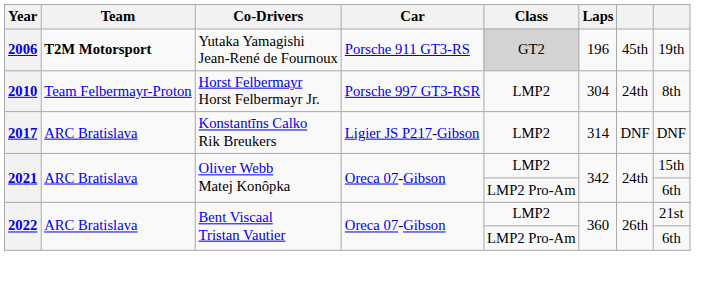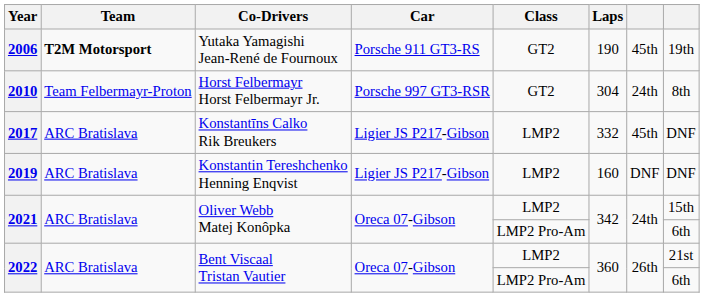(531, 49) lightgrey background -> (541, 49) no background
(598, 49) 196 -> (608, 49) 190
(531, 91) LMP2 -> (541, 91) GT2
(598, 133) 314 -> (608, 133) 332
(635, 133) DNF -> (645, 133) 45th
+ row: (23, 174)
